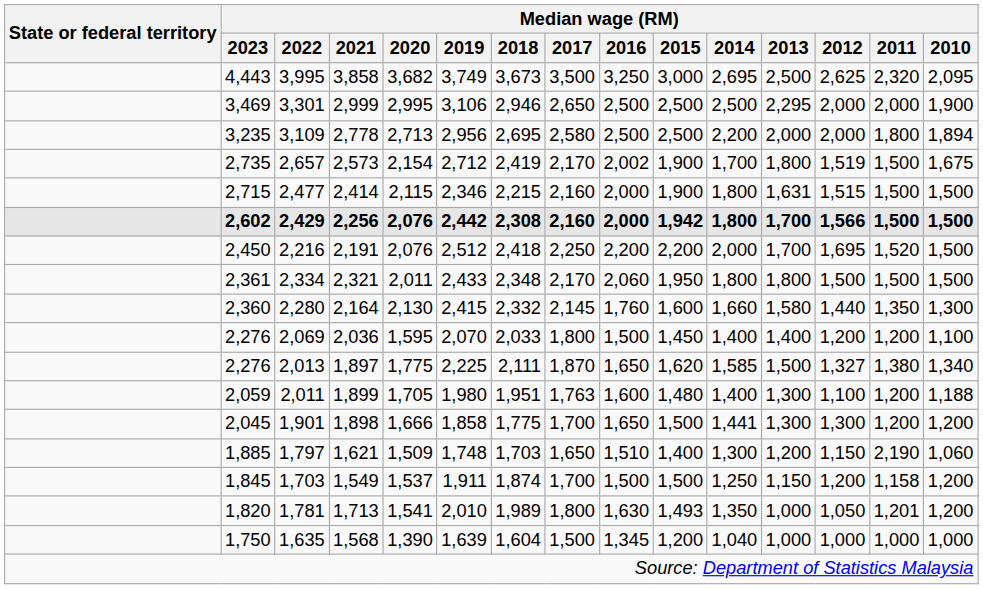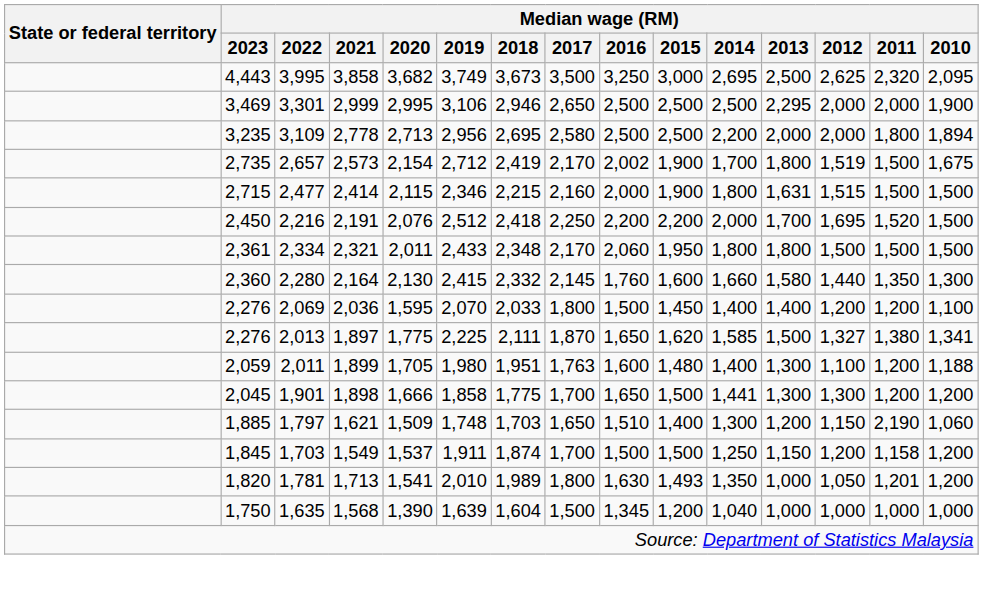- row: (302, 221)
(951, 366) 1,340 -> (951, 337) 1,341
